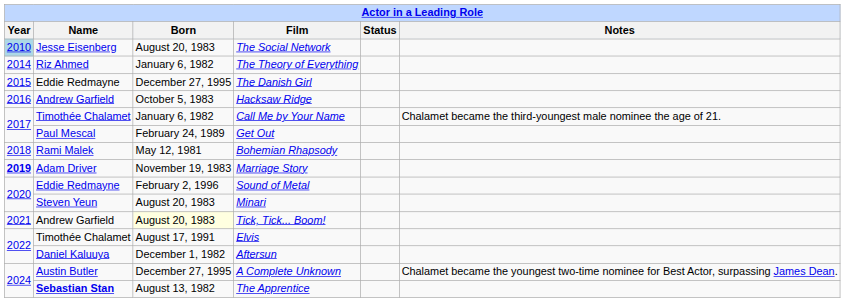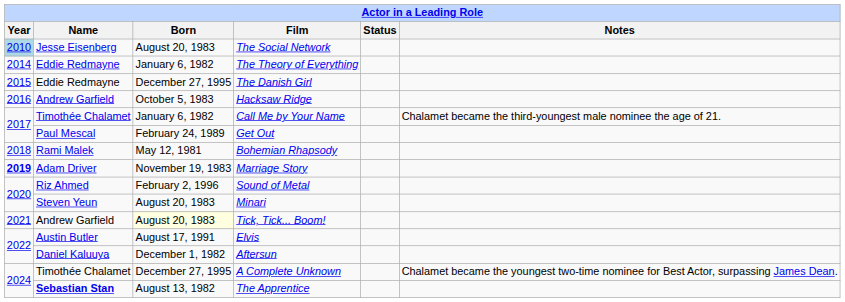(62, 64) Riz Ahmed -> (78, 64) Eddie Redmayne
(78, 185) Eddie Redmayne -> (62, 185) Riz Ahmed
(83, 237) Timothée Chalamet -> (67, 237) Austin Butler
(67, 271) Austin Butler -> (83, 271) Timothée Chalamet
